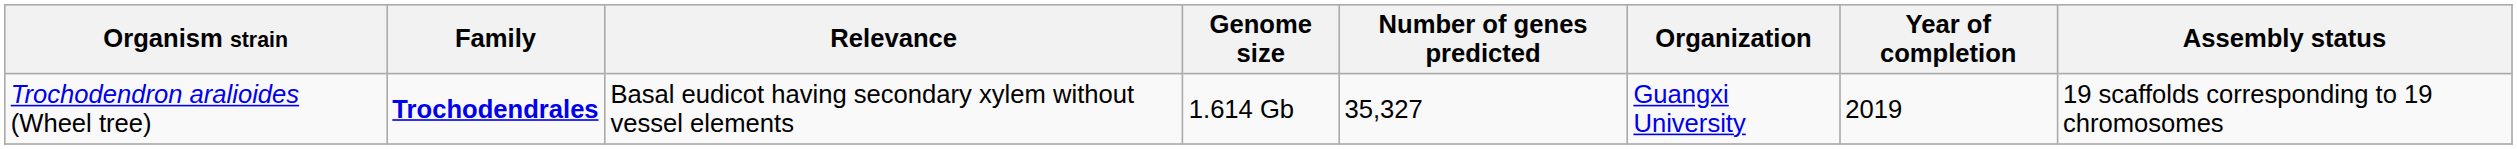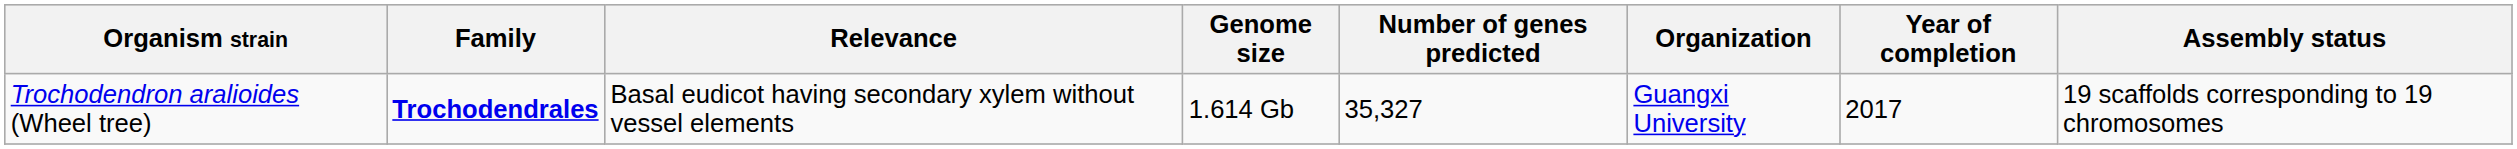(1874, 108) 2019 -> (1874, 108) 2017
